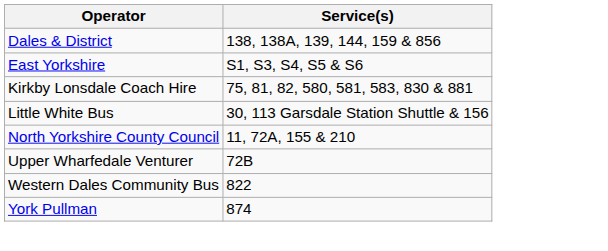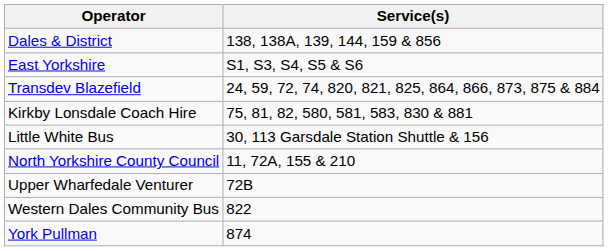+ row: (74, 88)
